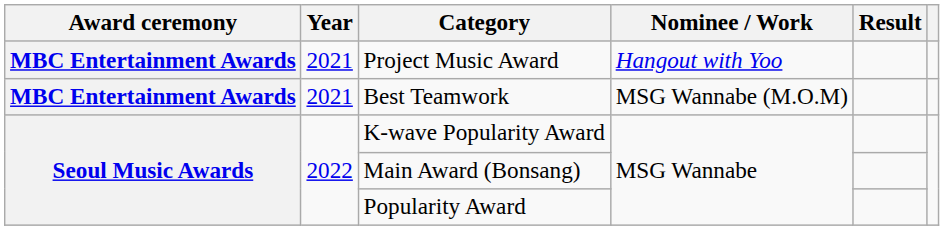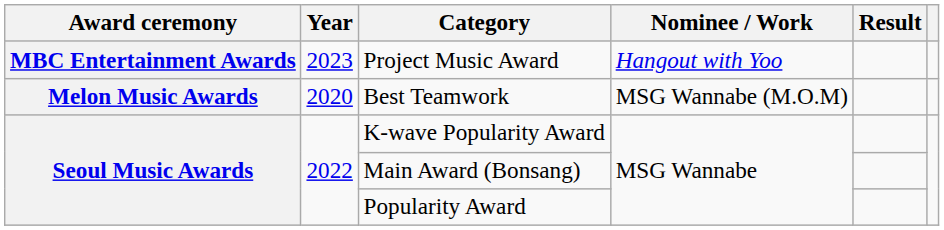(330, 59) 2021 -> (330, 59) 2023
(153, 96) MBC Entertainment Awards -> (153, 96) Melon Music Awards
(330, 96) 2021 -> (330, 96) 2020
